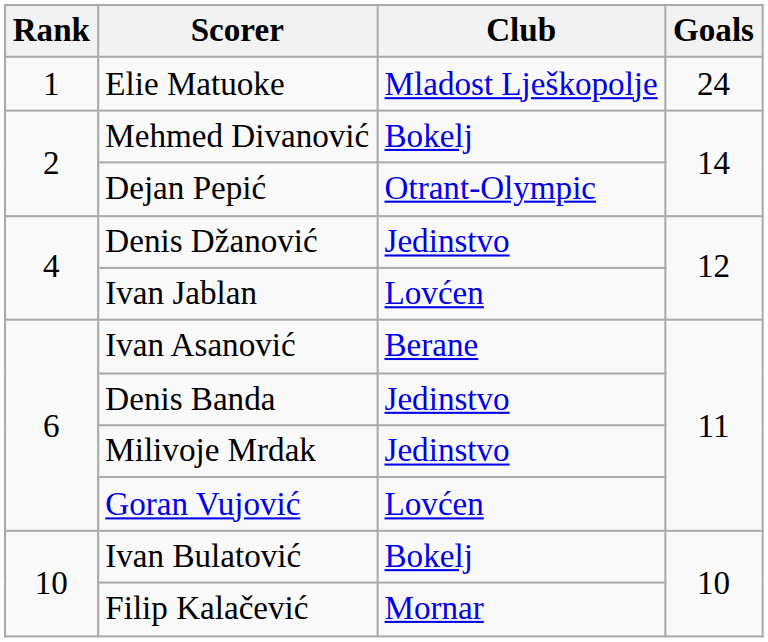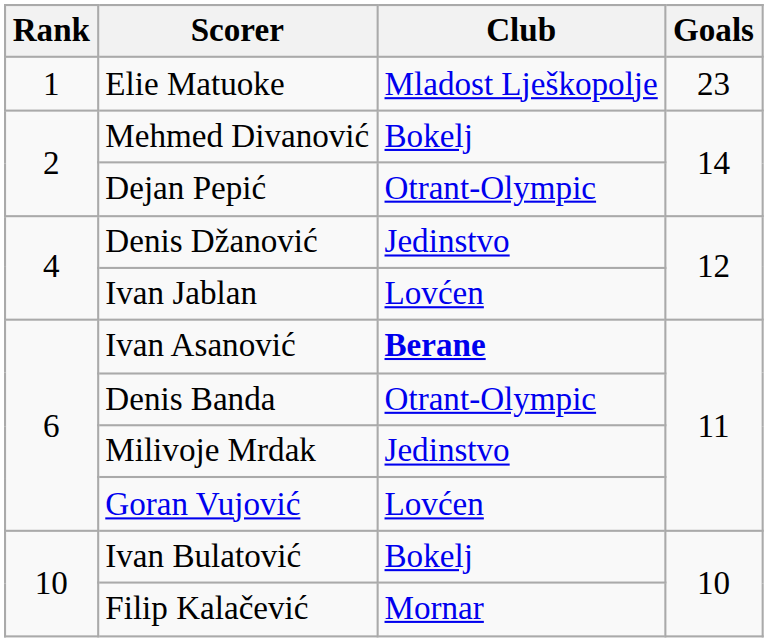(713, 83) 24 -> (713, 83) 23
(431, 345) normal -> (435, 345) bold
(447, 398) Jedinstvo -> (490, 398) Otrant-Olympic
